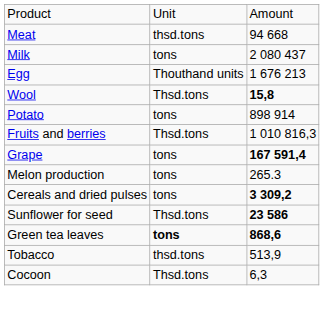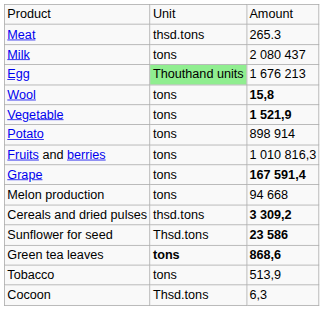(269, 34) 94 668 -> (265, 34) 265.3
(198, 74) no background -> (198, 74) lightgreen background
(181, 94) Thsd.tons -> (165, 94) tons
+ row: (35, 114)
(181, 134) Thsd.tons -> (165, 154) tons
(265, 174) 265.3 -> (269, 194) 94 668
(165, 194) tons -> (179, 214) thsd.tons
(179, 255) thsd.tons -> (165, 275) tons
